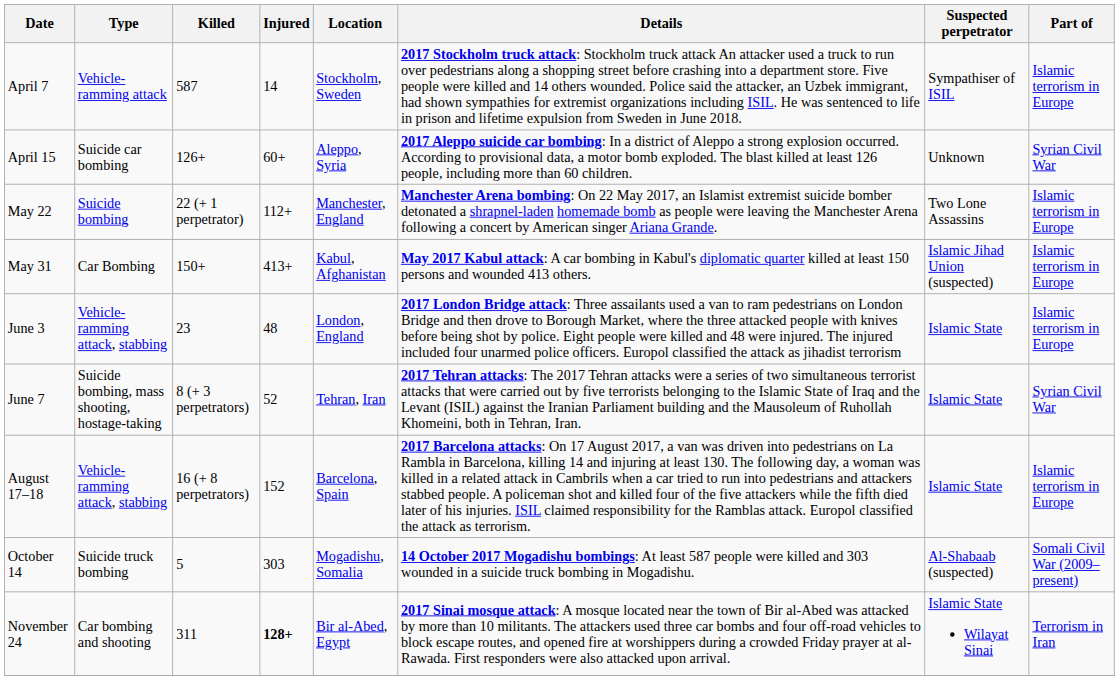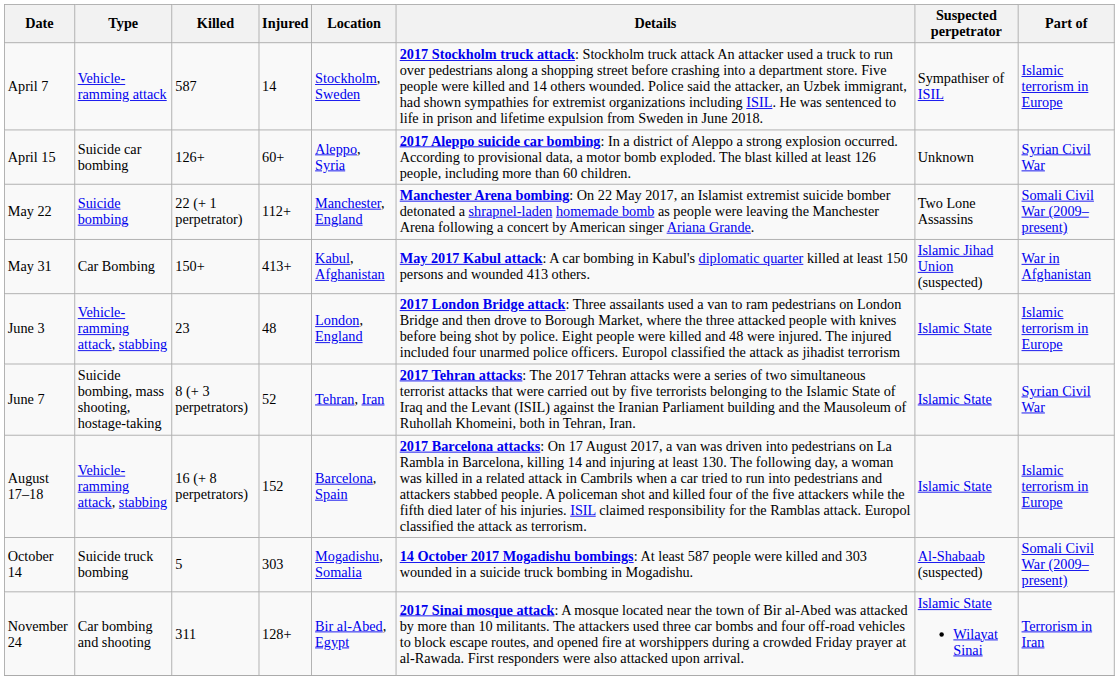(1066, 211) Islamic terrorism in Europe -> (1058, 211) Somali Civil War (2009–present)
(1066, 266) Islamic terrorism in Europe -> (1056, 266) War in Afghanistan
(278, 633) bold -> (277, 633) normal
